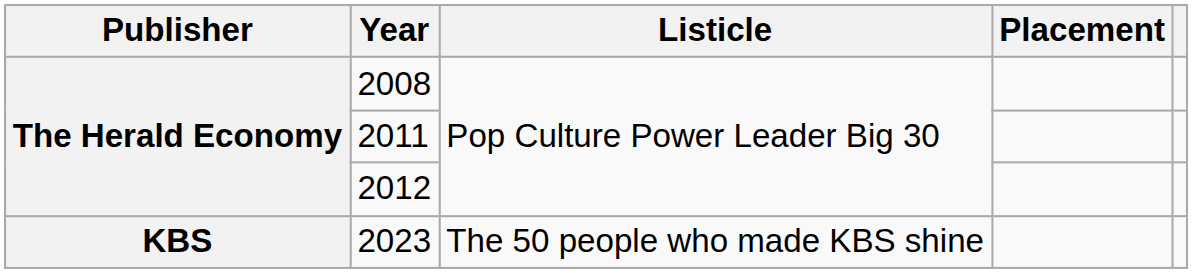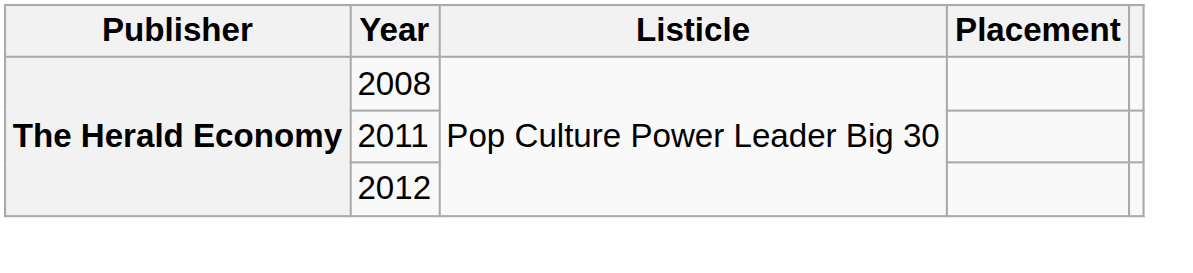- row: (394, 240)
